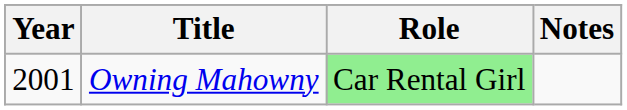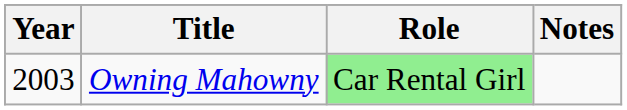(43, 78) 2001 -> (43, 78) 2003
